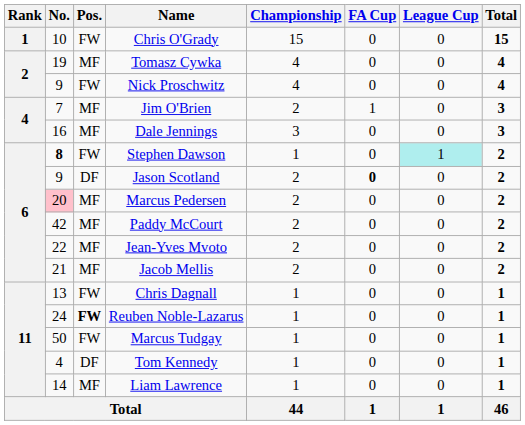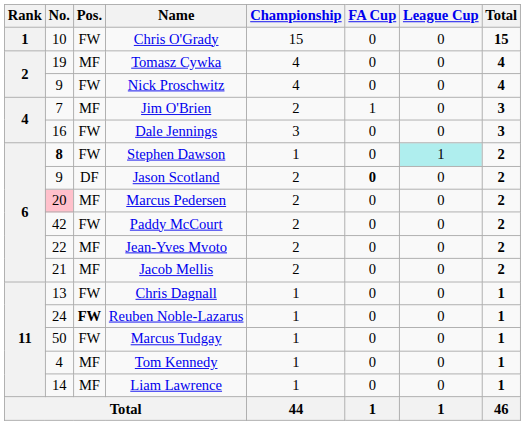(89, 131) MF -> (89, 131) FW
(89, 223) MF -> (89, 223) FW
(89, 362) DF -> (89, 362) MF
